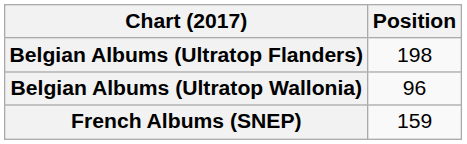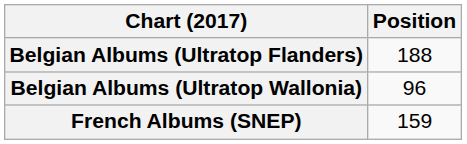(415, 54) 198 -> (415, 54) 188
